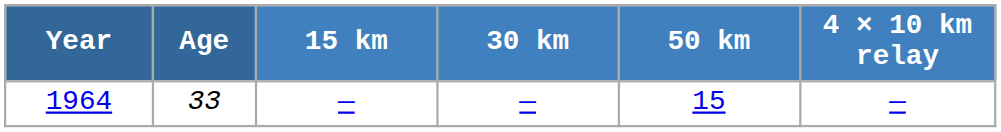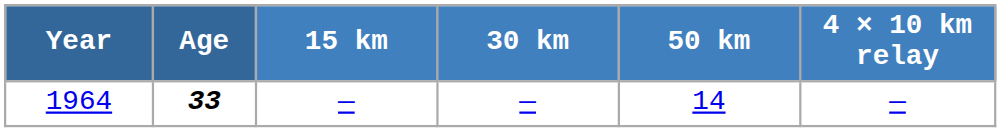(204, 104) normal -> (204, 104) bold
(709, 104) 15 -> (709, 104) 14
